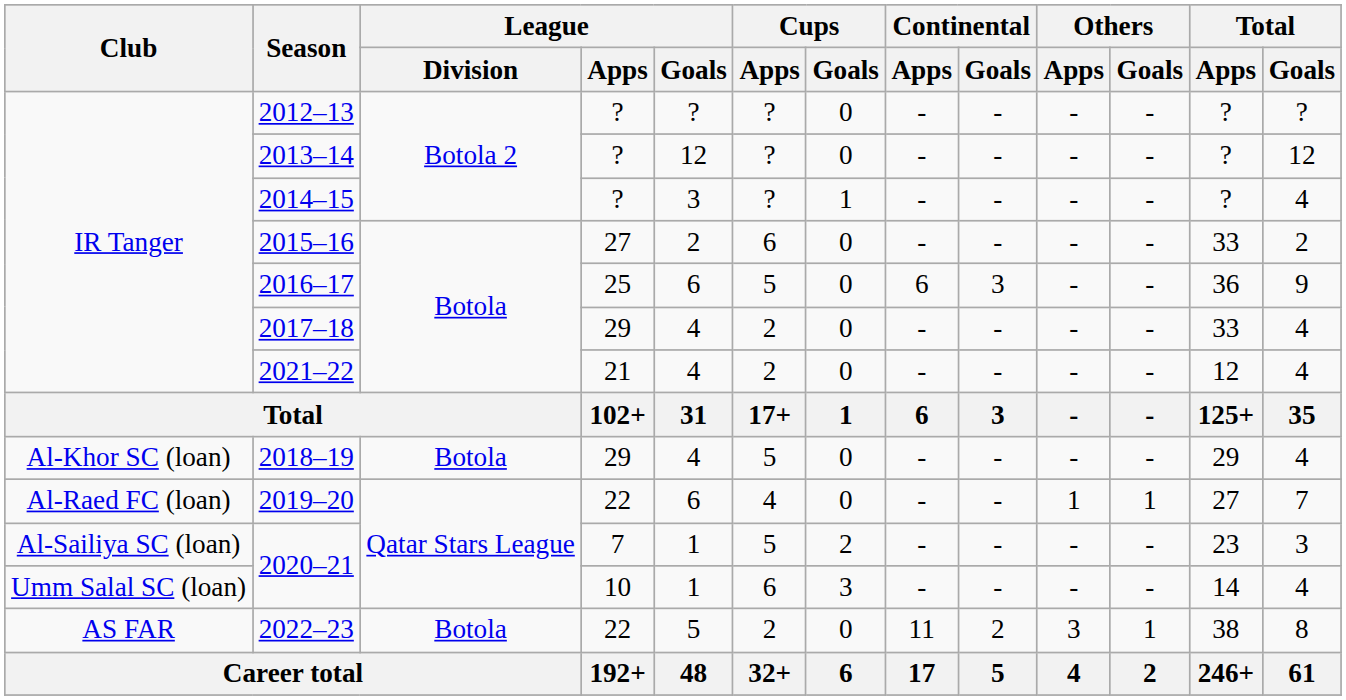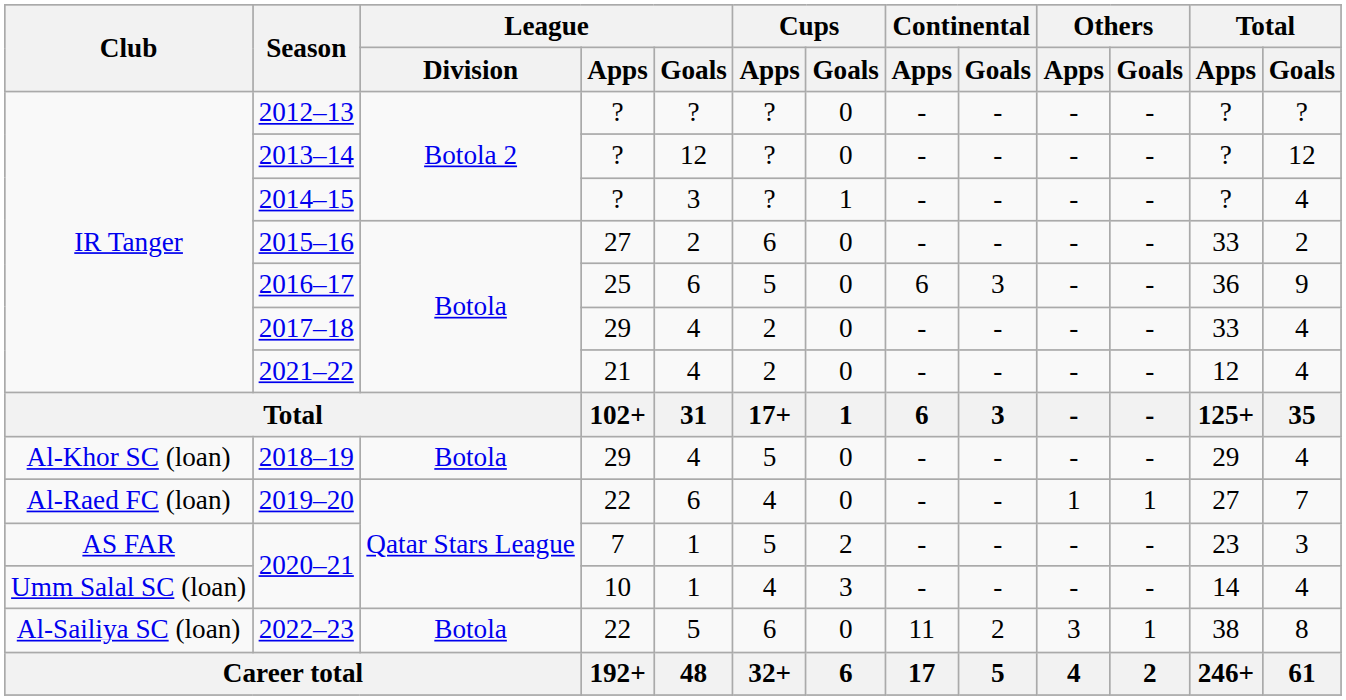(129, 543) Al-Sailiya SC (loan) -> (129, 543) AS FAR
(770, 586) 6 -> (770, 586) 4
(129, 629) AS FAR -> (129, 629) Al-Sailiya SC (loan)
(770, 629) 2 -> (770, 629) 6
